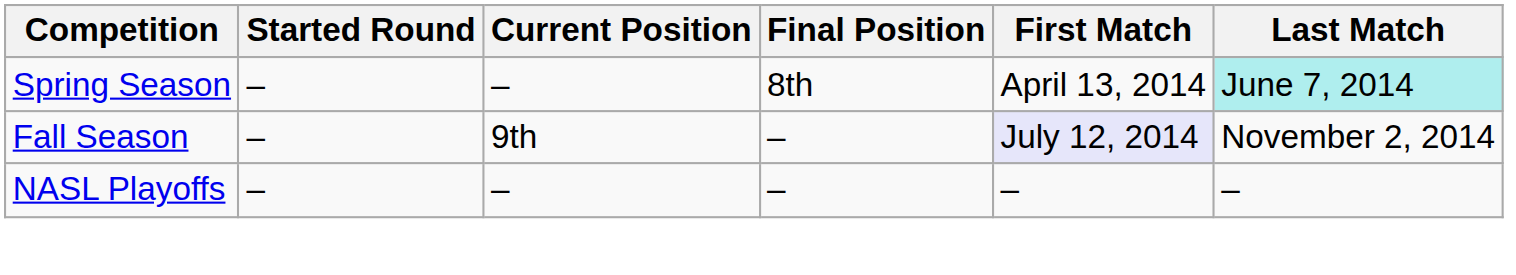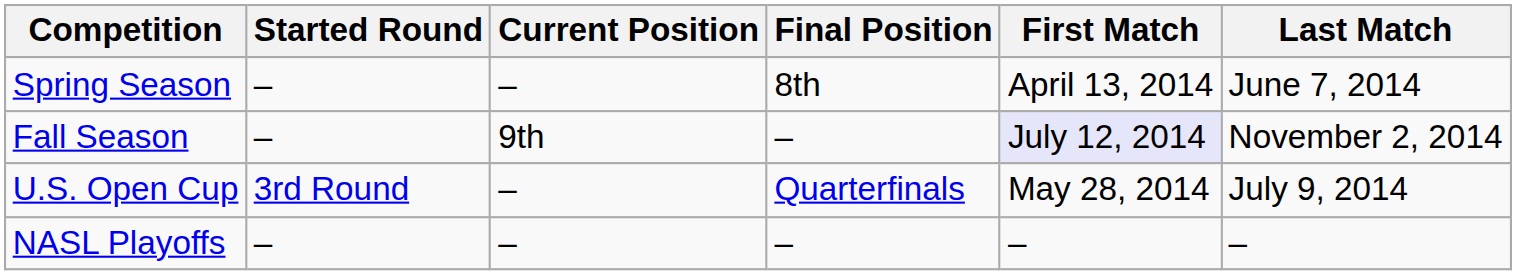(1317, 83) paleturquoise background -> (1325, 83) no background
+ row: (126, 189)
